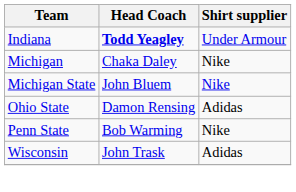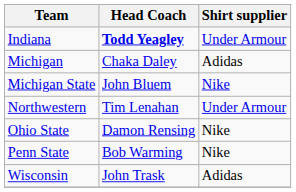(216, 61) Nike -> (222, 61) Adidas
+ row: (47, 107)
(222, 107) Adidas -> (216, 130) Nike
